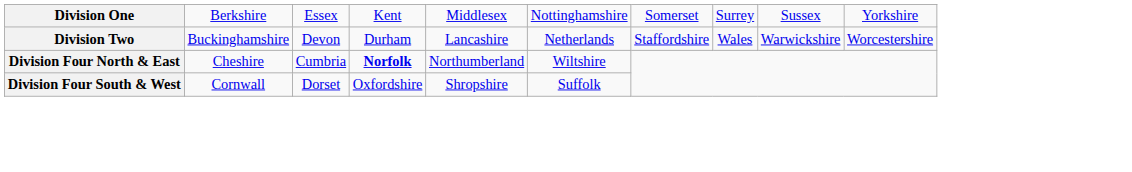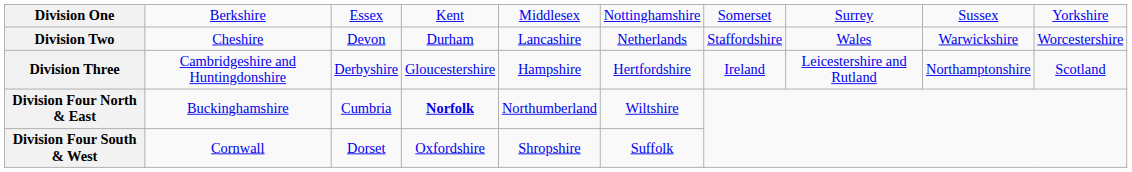(238, 38) Buckinghamshire -> (238, 38) Cheshire
+ row: (75, 69)
(238, 61) Cheshire -> (238, 108) Buckinghamshire
